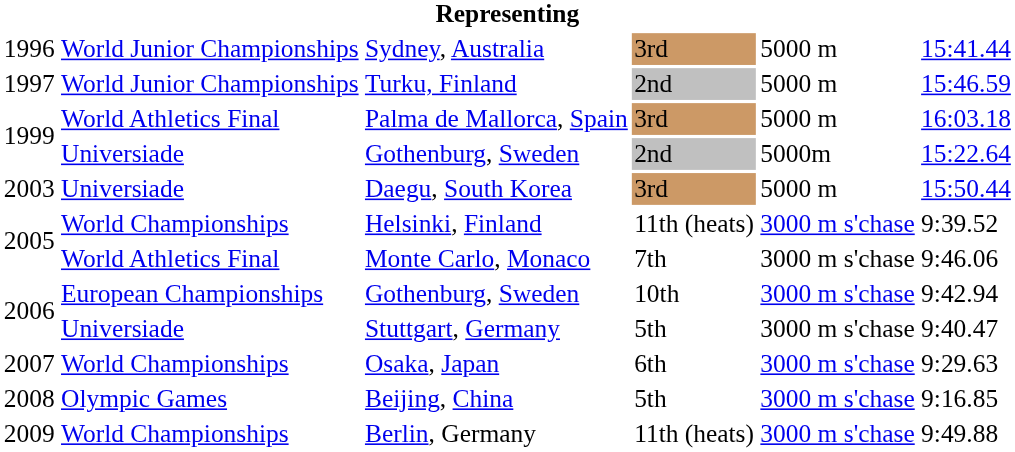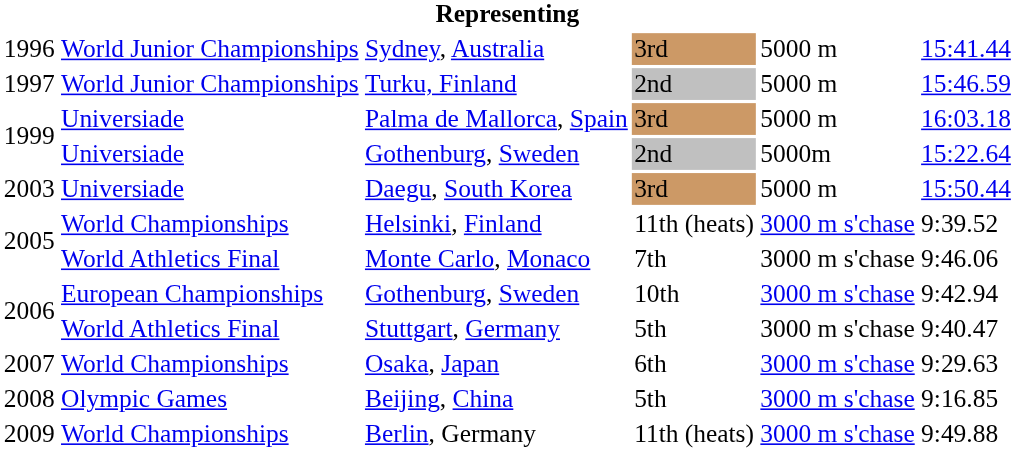(170, 118) World Athletics Final -> (122, 118) Universiade
(122, 328) Universiade -> (170, 328) World Athletics Final
